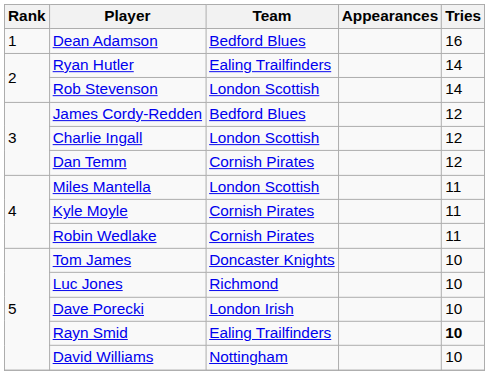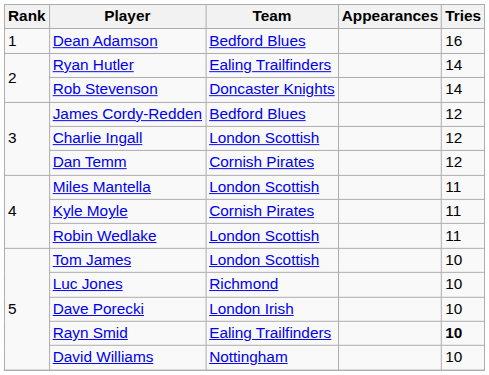(264, 89) London Scottish -> (272, 89) Doncaster Knights
(262, 235) Cornish Pirates -> (264, 235) London Scottish
(272, 260) Doncaster Knights -> (264, 260) London Scottish
